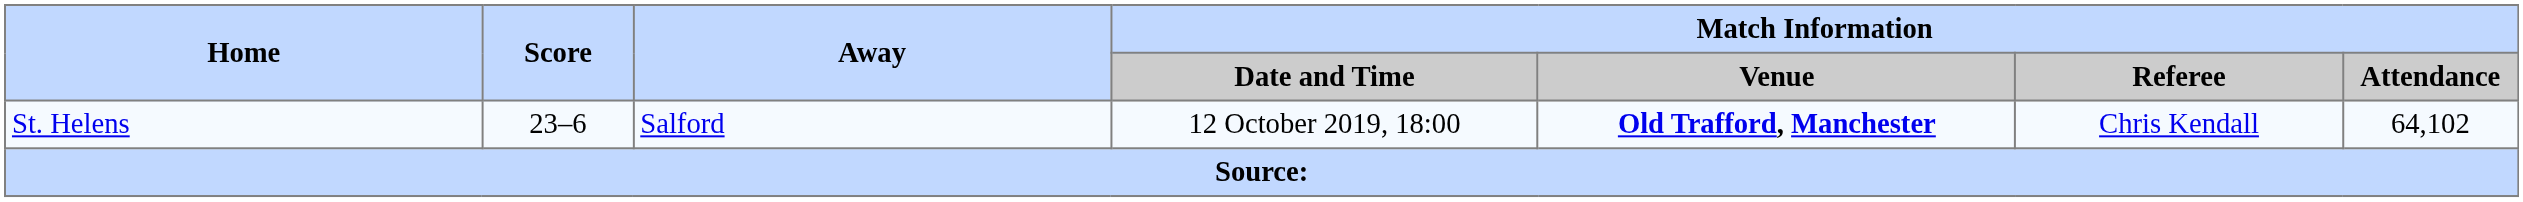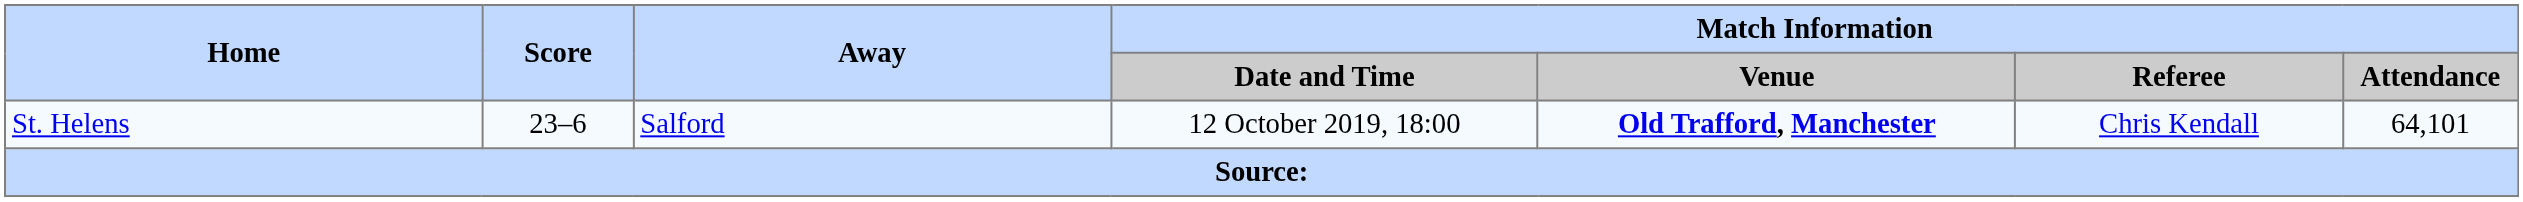(2430, 123) 64,102 -> (2430, 123) 64,101
